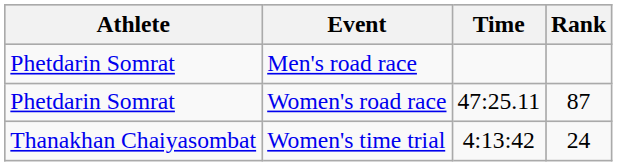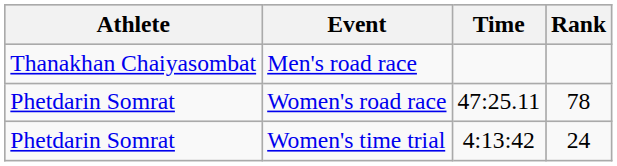(93, 63) Phetdarin Somrat -> (133, 63) Thanakhan Chaiyasombat
(579, 102) 87 -> (579, 102) 78
(133, 141) Thanakhan Chaiyasombat -> (93, 141) Phetdarin Somrat
